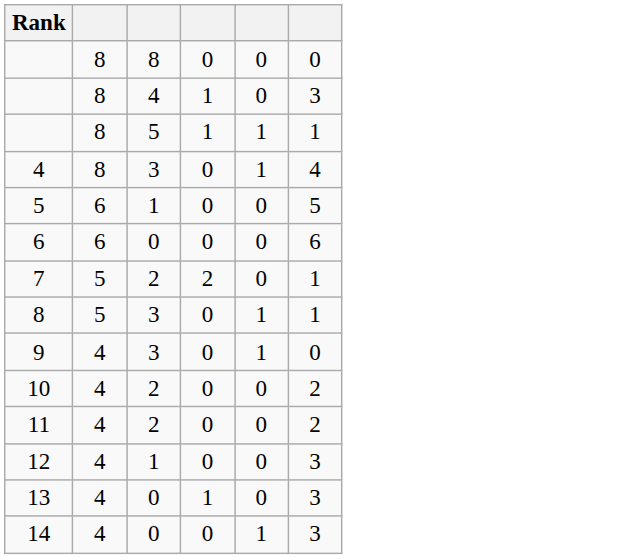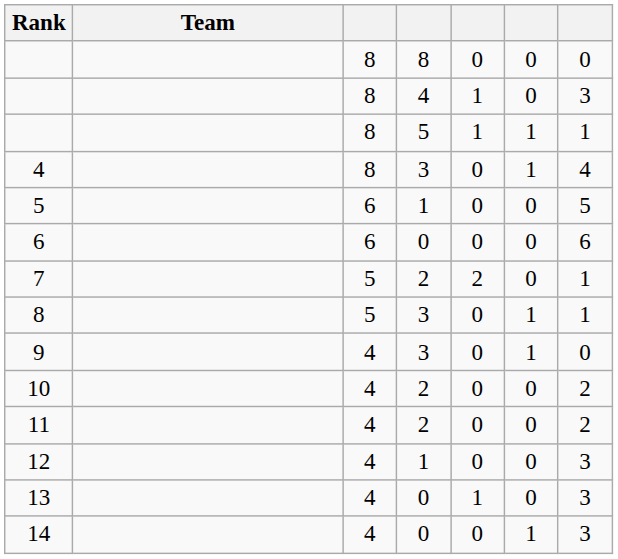+ column: (208, 22)
